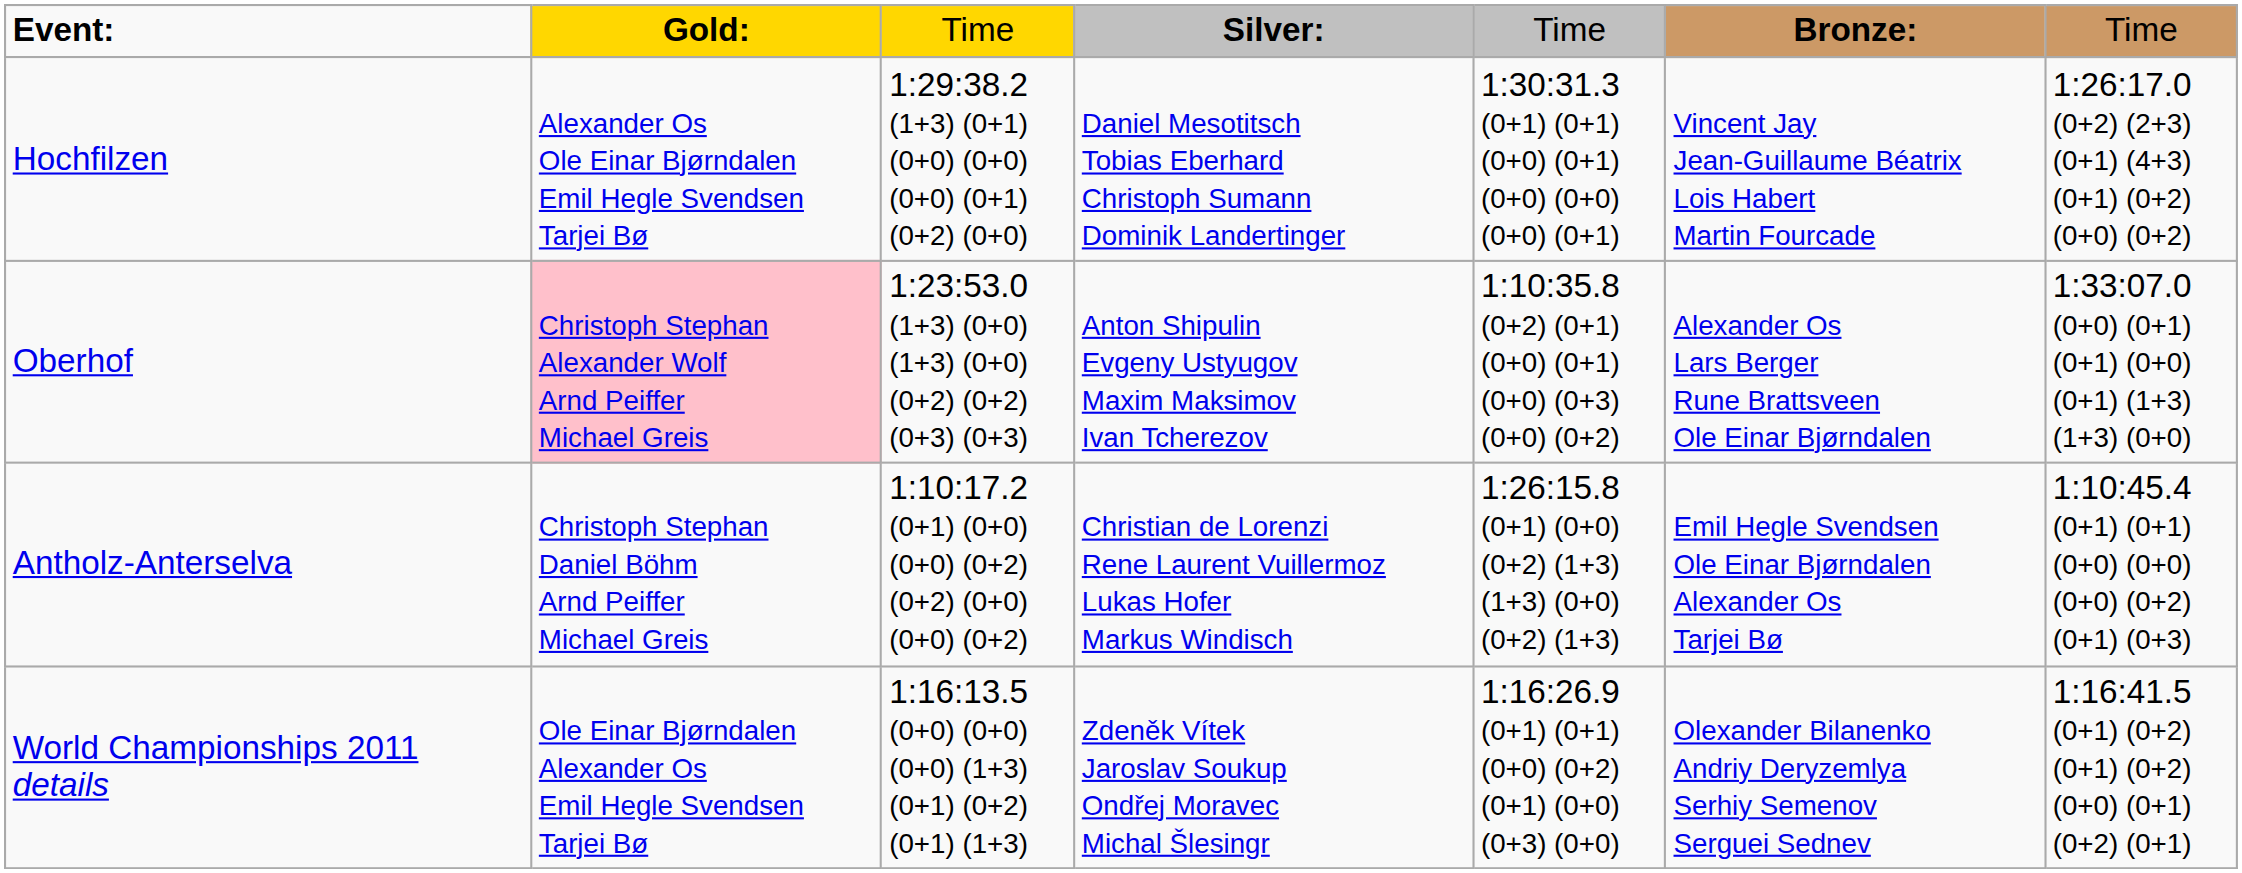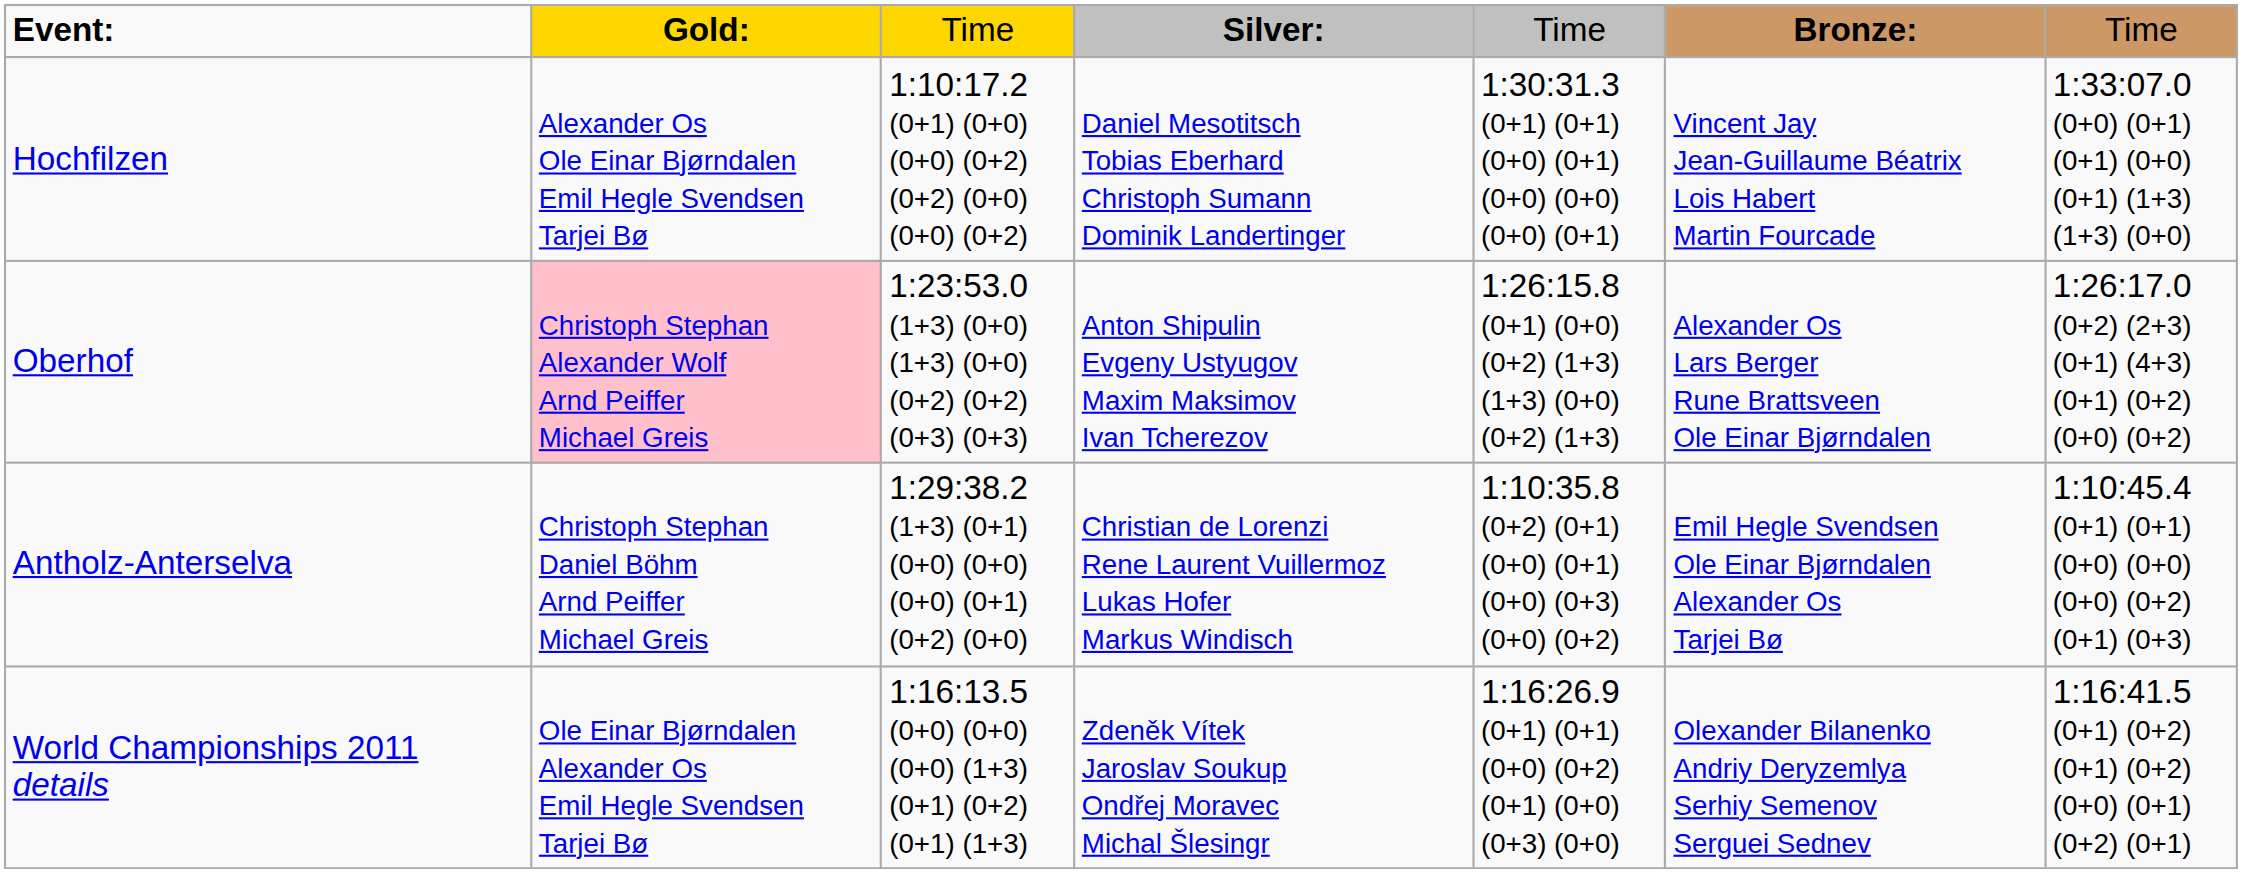(959, 158) 1:29:38.2 (1+3) (0+1) (0+0) (0+0) (0+0) (0+1) (0+2) (0+0) -> (959, 158) 1:10:17.2 (0+1) (0+0) (0+0) (0+2) (0+2) (0+0) (0+0) (0+2)
(2122, 158) 1:26:17.0 (0+2) (2+3) (0+1) (4+3) (0+1) (0+2) (0+0) (0+2) -> (2122, 158) 1:33:07.0 (0+0) (0+1) (0+1) (0+0) (0+1) (1+3) (1+3) (0+0)
(1550, 361) 1:10:35.8 (0+2) (0+1) (0+0) (0+1) (0+0) (0+3) (0+0) (0+2) -> (1550, 361) 1:26:15.8 (0+1) (0+0) (0+2) (1+3) (1+3) (0+0) (0+2) (1+3)
(2122, 361) 1:33:07.0 (0+0) (0+1) (0+1) (0+0) (0+1) (1+3) (1+3) (0+0) -> (2122, 361) 1:26:17.0 (0+2) (2+3) (0+1) (4+3) (0+1) (0+2) (0+0) (0+2)
(959, 563) 1:10:17.2 (0+1) (0+0) (0+0) (0+2) (0+2) (0+0) (0+0) (0+2) -> (959, 563) 1:29:38.2 (1+3) (0+1) (0+0) (0+0) (0+0) (0+1) (0+2) (0+0)
(1550, 563) 1:26:15.8 (0+1) (0+0) (0+2) (1+3) (1+3) (0+0) (0+2) (1+3) -> (1550, 563) 1:10:35.8 (0+2) (0+1) (0+0) (0+1) (0+0) (0+3) (0+0) (0+2)
